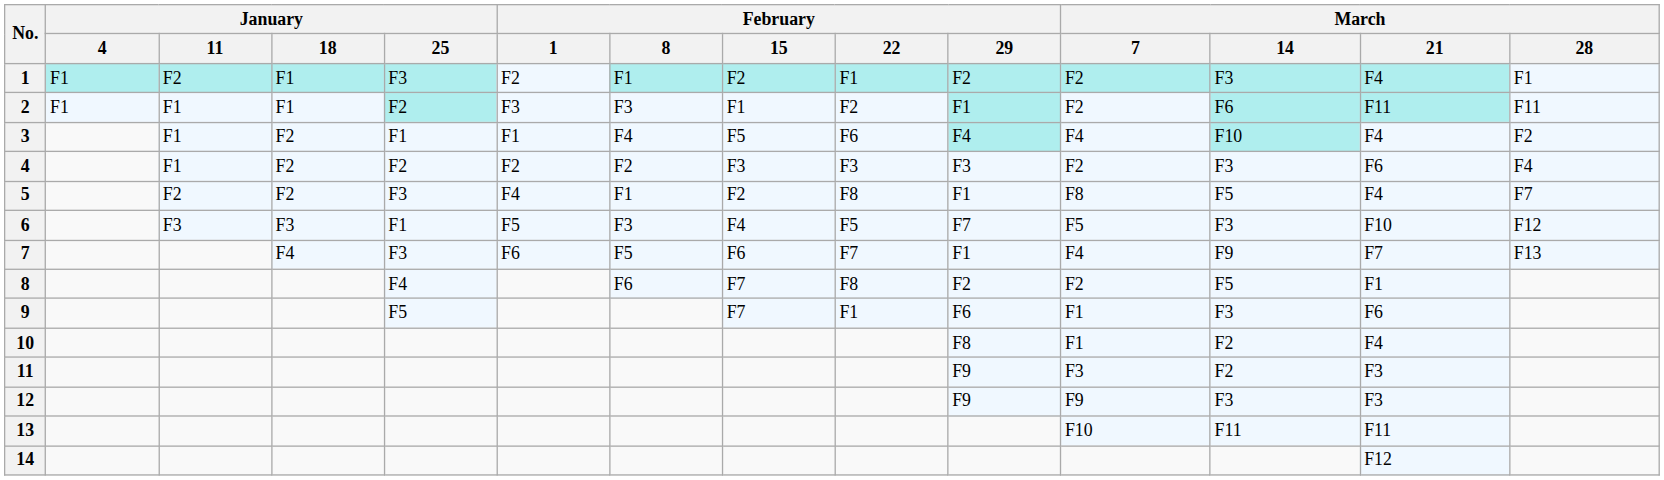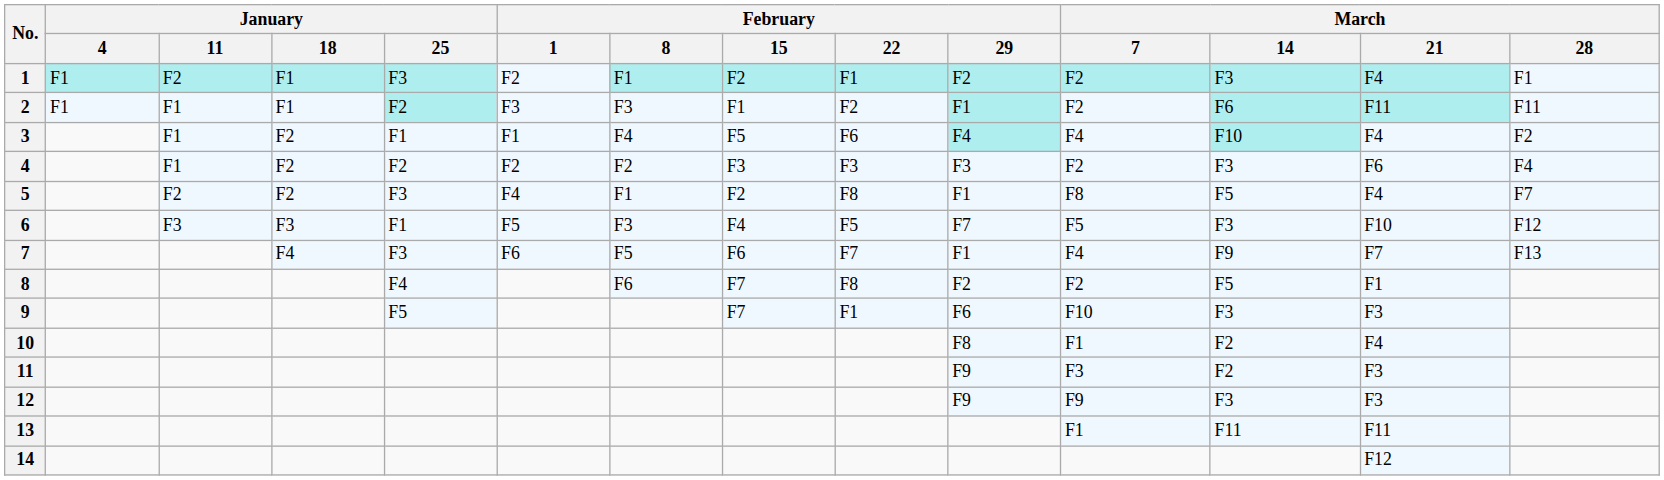(1074, 312) F1 -> (1079, 312) F10
(1374, 312) F6 -> (1374, 312) F3
(1079, 430) F10 -> (1074, 430) F1
